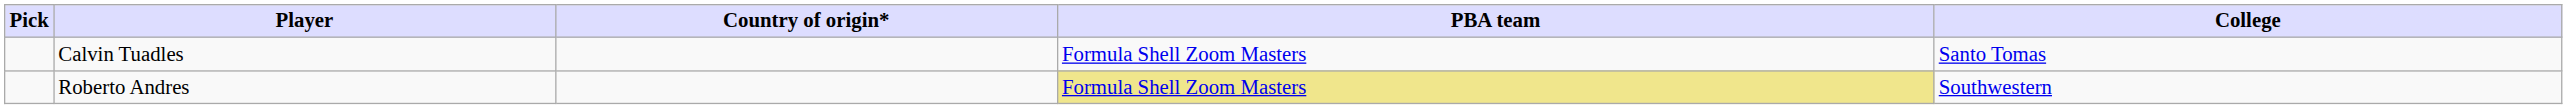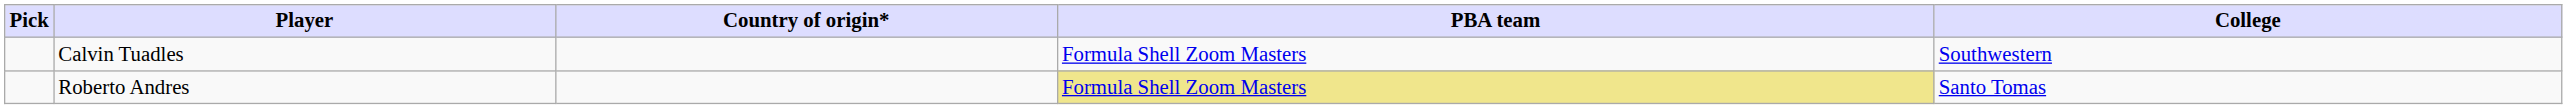(1992, 53) Santo Tomas -> (1995, 53) Southwestern
(1995, 86) Southwestern -> (1992, 86) Santo Tomas
